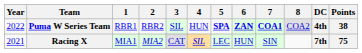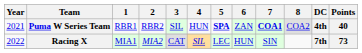(15, 26) 2022 -> (15, 26) 2021
(244, 26) bold -> (244, 26) normal
(343, 26) 38 -> (343, 26) 40
(15, 41) 2021 -> (15, 41) 2022
(343, 41) 75 -> (343, 41) 73
